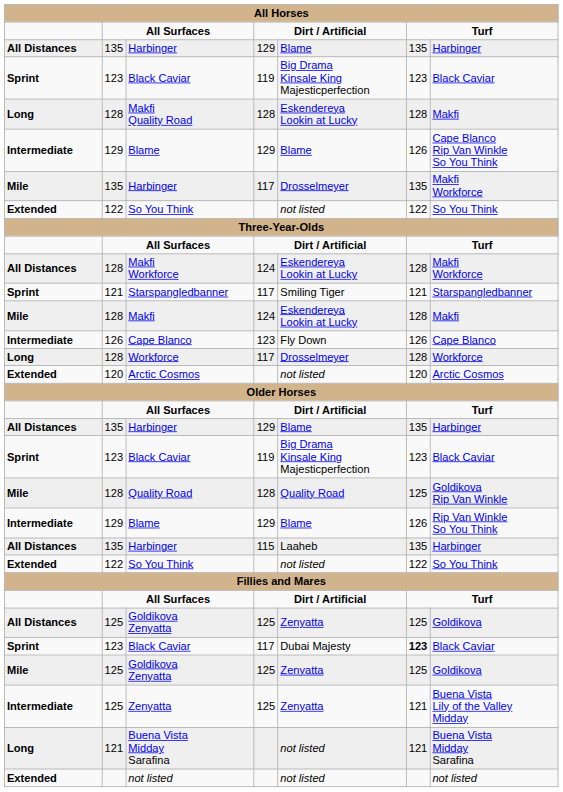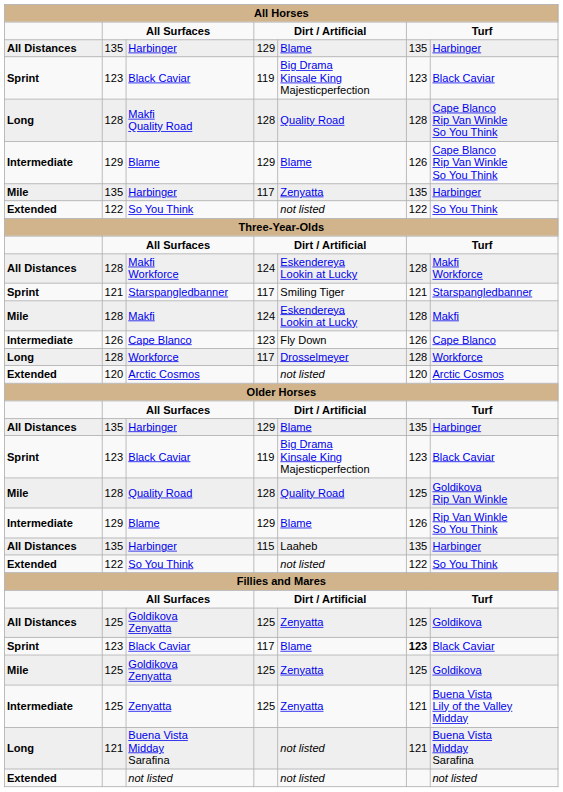(319, 114) Eskendereya Lookin at Lucky -> (312, 121) Quality Road
(446, 114) Makfi -> (470, 121) Cape Blanco Rip Van Winkle So You Think
(315, 186) Drosselmeyer -> (302, 193) Zenyatta
(458, 186) Makfi Workforce -> (457, 193) Harbinger
(315, 647) Dubai Majesty -> (296, 647) Blame
